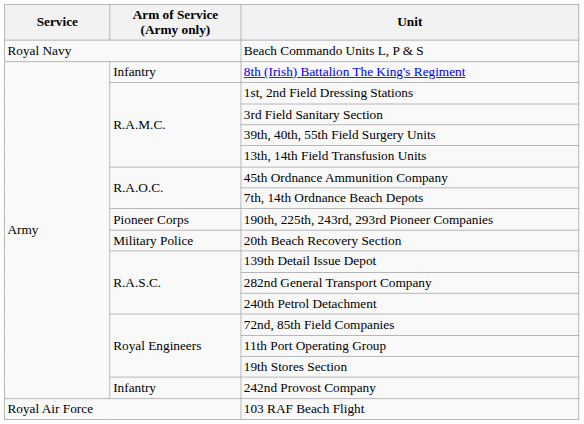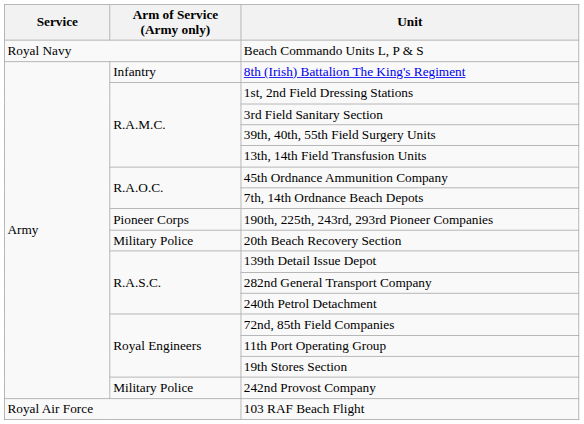(135, 388) Infantry -> (153, 388) Military Police
